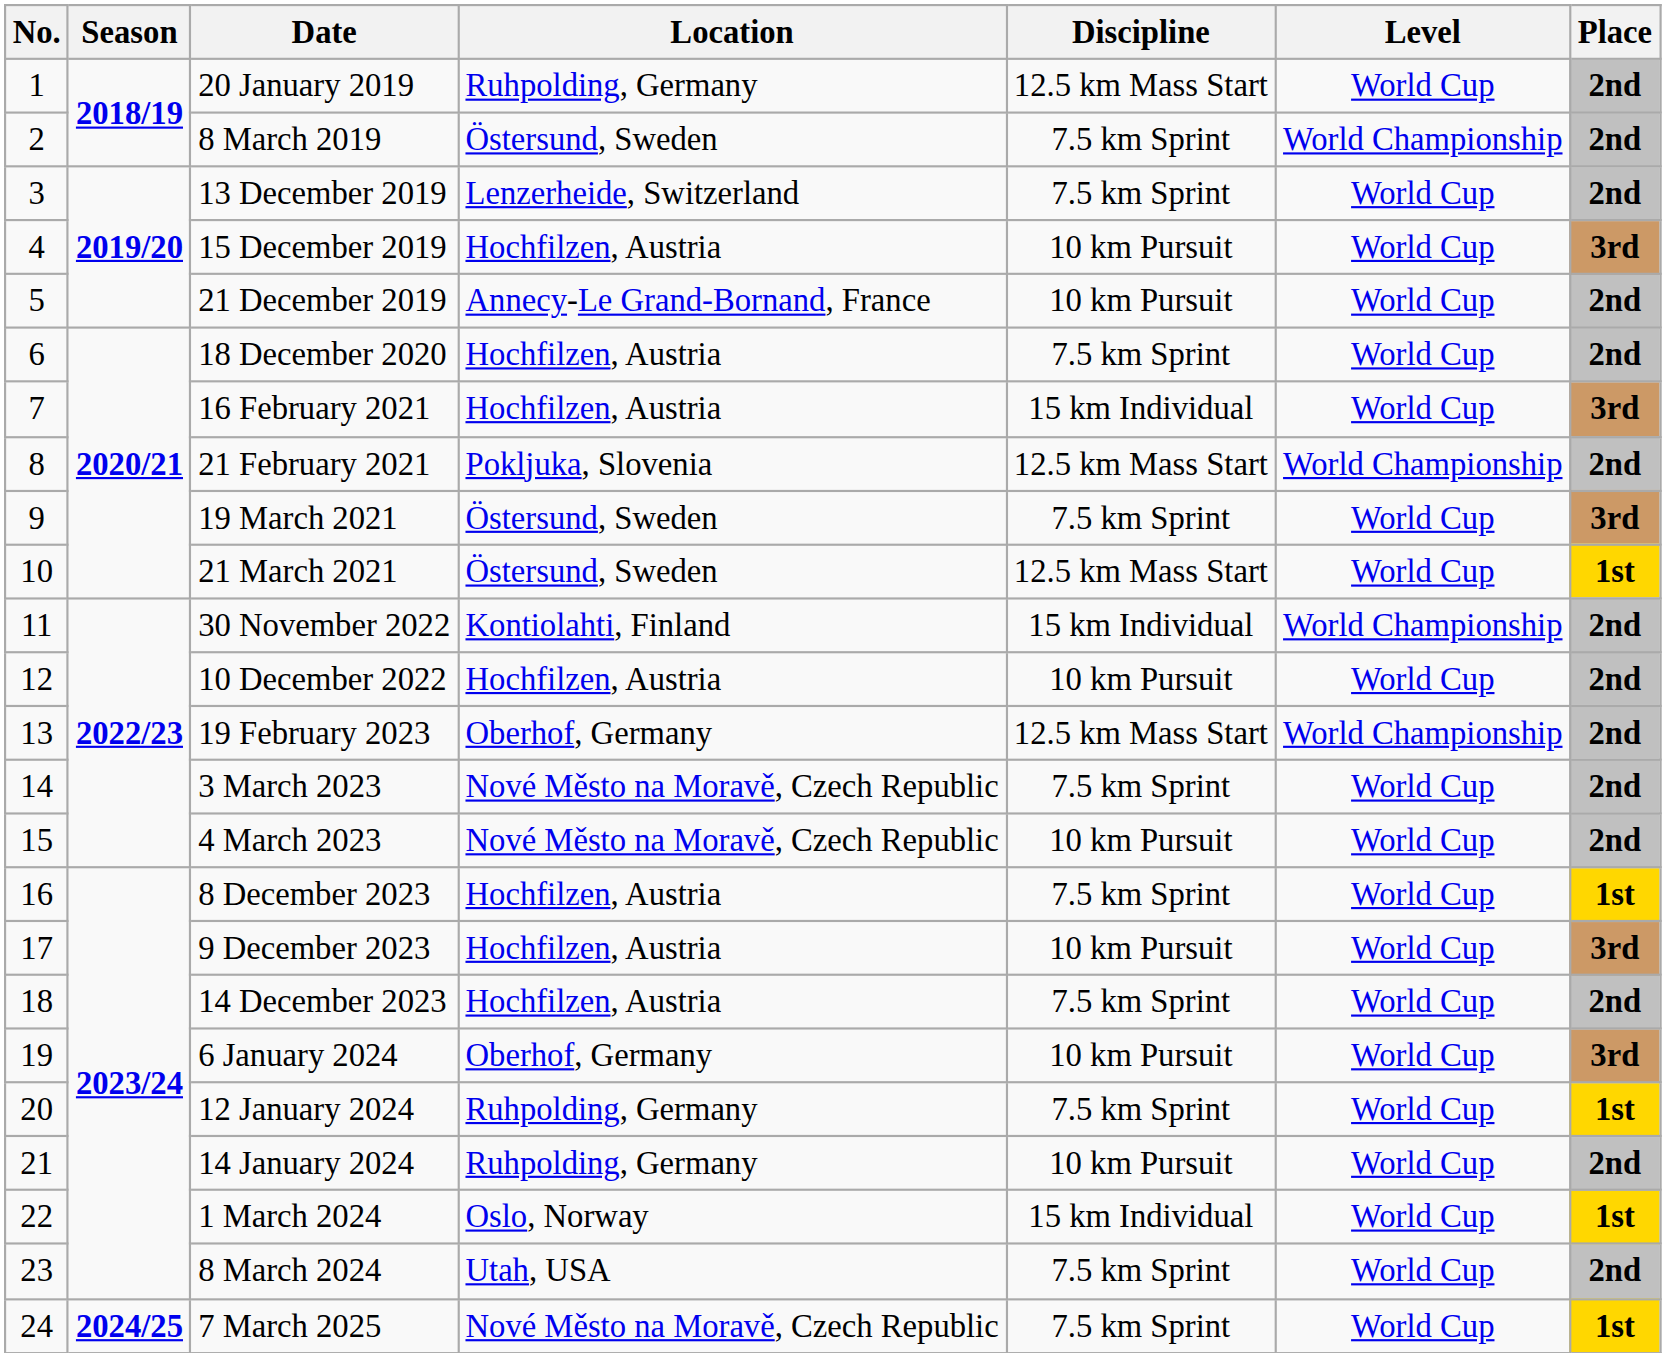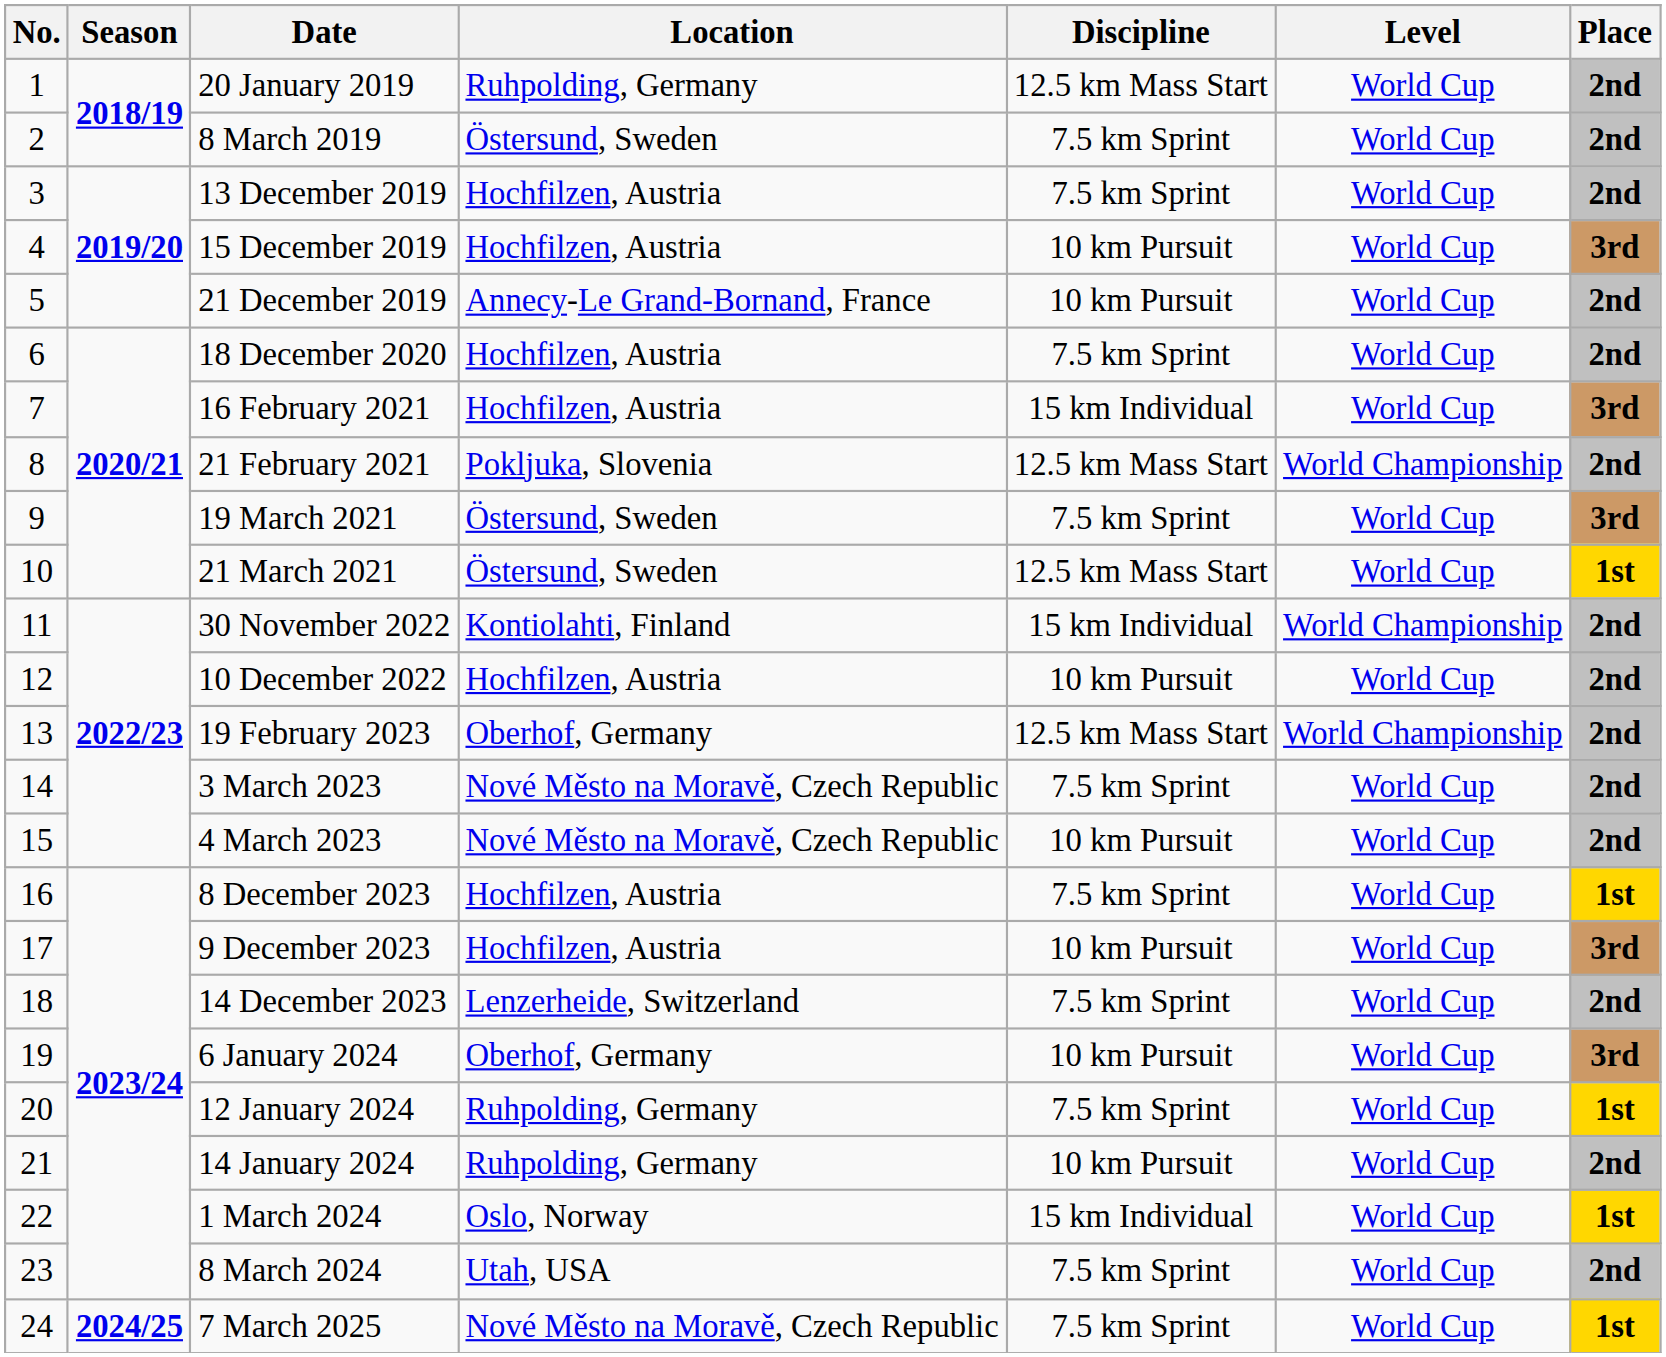(1423, 139) World Championship -> (1423, 139) World Cup
(632, 193) Lenzerheide, Switzerland -> (593, 193) Hochfilzen, Austria
(593, 1001) Hochfilzen, Austria -> (632, 1001) Lenzerheide, Switzerland
